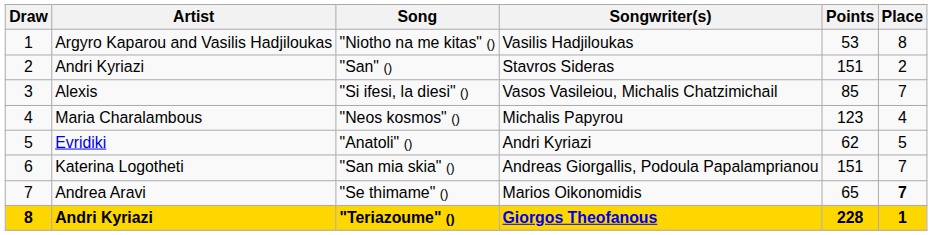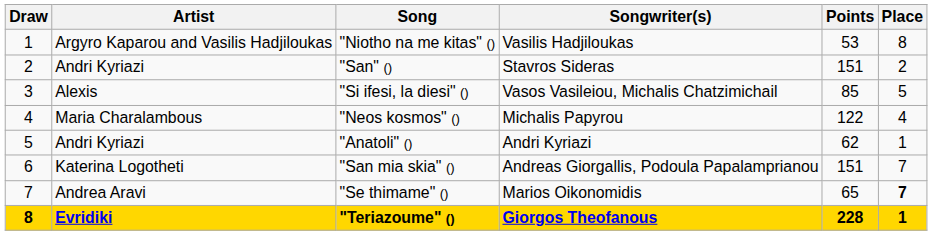(902, 92) 7 -> (902, 92) 5
(850, 117) 123 -> (850, 117) 122
(81, 142) Evridiki -> (100, 142) Andri Kyriazi
(902, 142) 5 -> (902, 142) 1
(104, 218) Andri Kyriazi -> (84, 218) Evridiki
